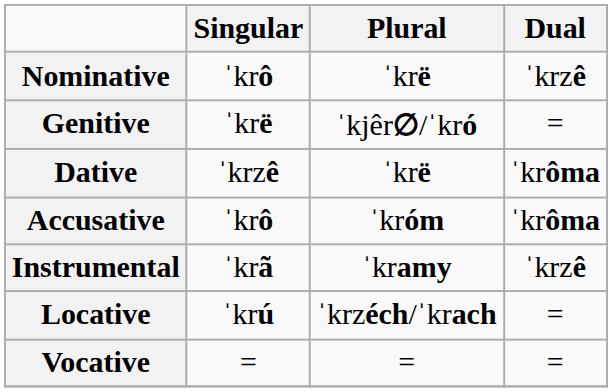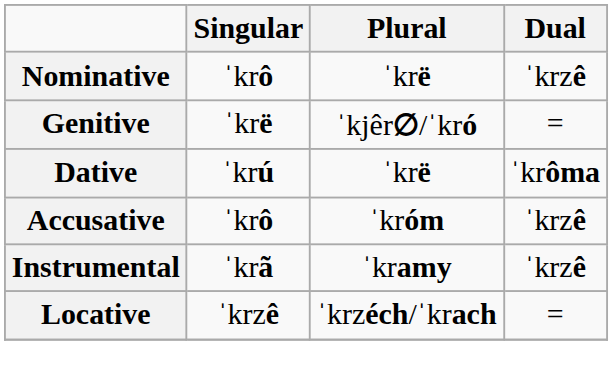(248, 172) ˈkrzê -> (248, 172) ˈkrú
(555, 219) ˈkrôma -> (555, 219) ˈkrzê
(248, 314) ˈkrú -> (248, 314) ˈkrzê
- row: (96, 362)
